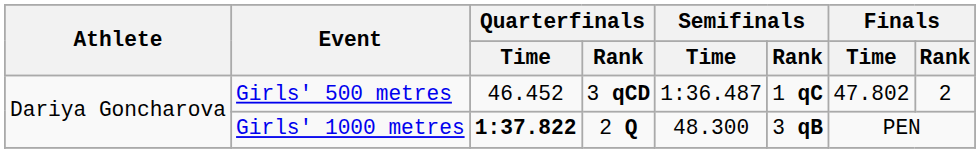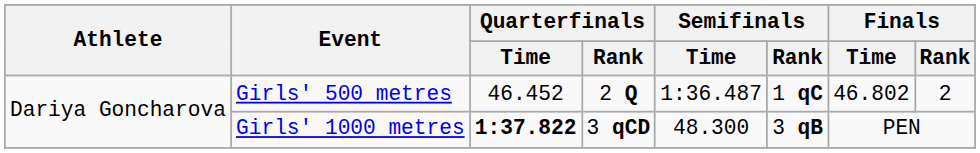(618, 94) 3 qCD -> (618, 94) 2 Q
(871, 94) 47.802 -> (871, 94) 46.802
(618, 129) 2 Q -> (618, 129) 3 qCD
